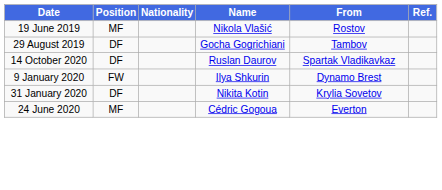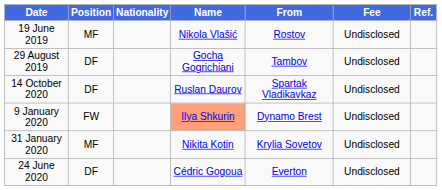+ column: (372, 13)
(243, 77) no background -> (208, 117) lightsalmon background
(116, 94) DF -> (91, 145) MF
(116, 110) MF -> (91, 172) DF
